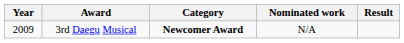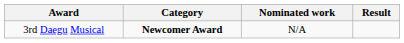- column: (23, 12)
